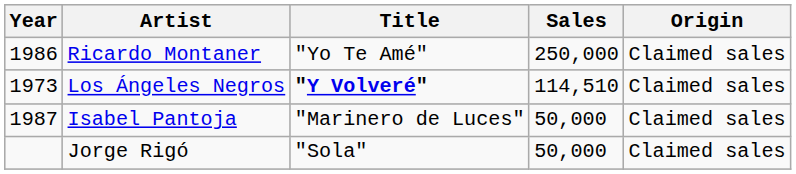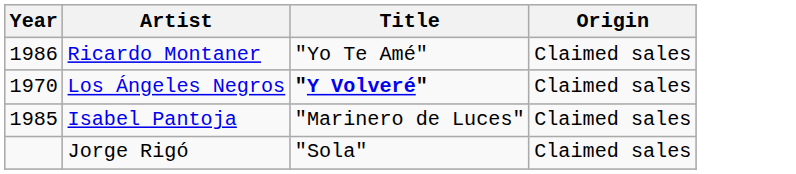- column: (576, 21)
(34, 87) 1973 -> (34, 87) 1970
(34, 120) 1987 -> (34, 120) 1985
